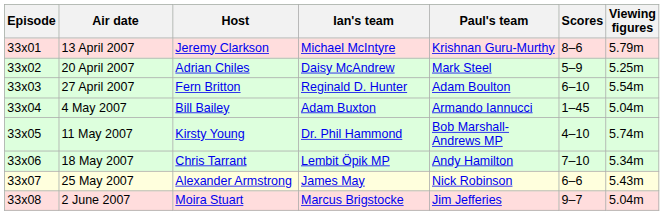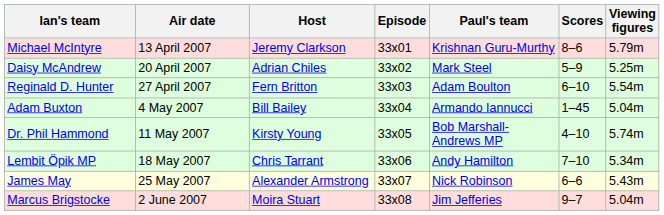columns swapped: (32, 21) <-> (364, 21)
